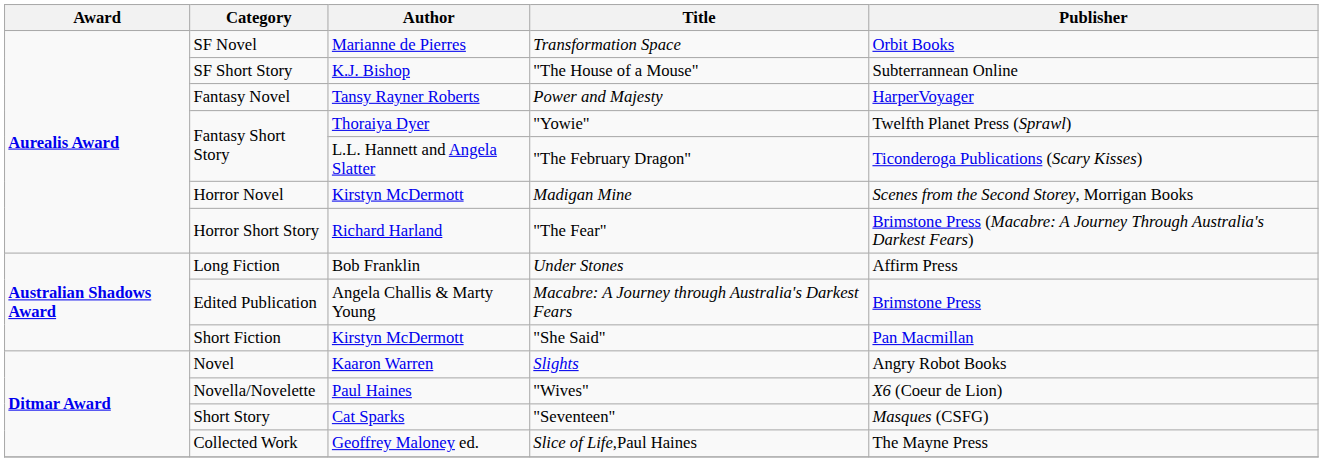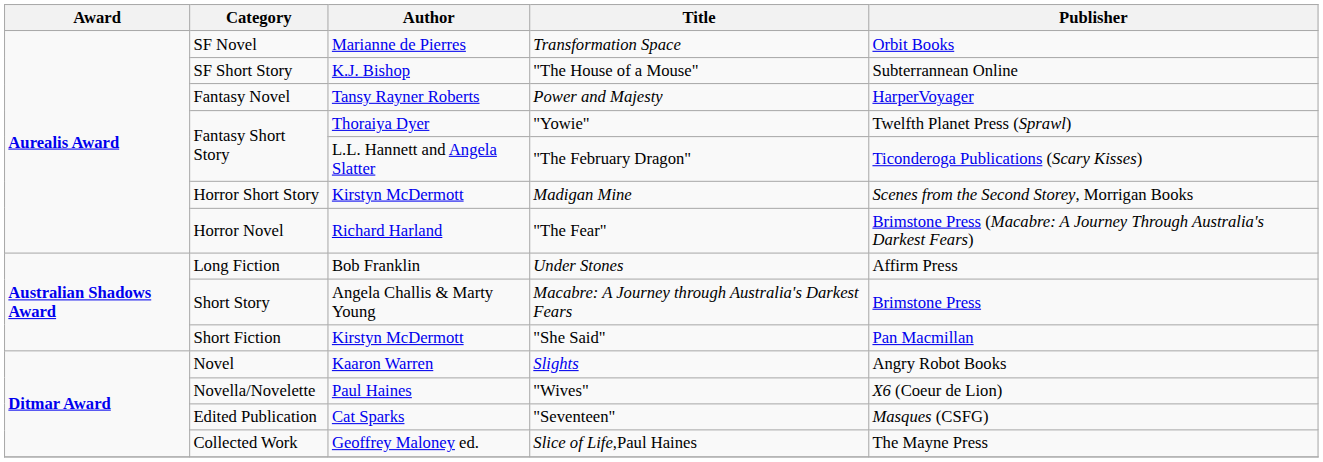(238, 194) Horror Novel -> (256, 194) Horror Short Story
(256, 230) Horror Short Story -> (238, 230) Horror Novel
(255, 302) Edited Publication -> (232, 302) Short Story
(232, 416) Short Story -> (255, 416) Edited Publication
